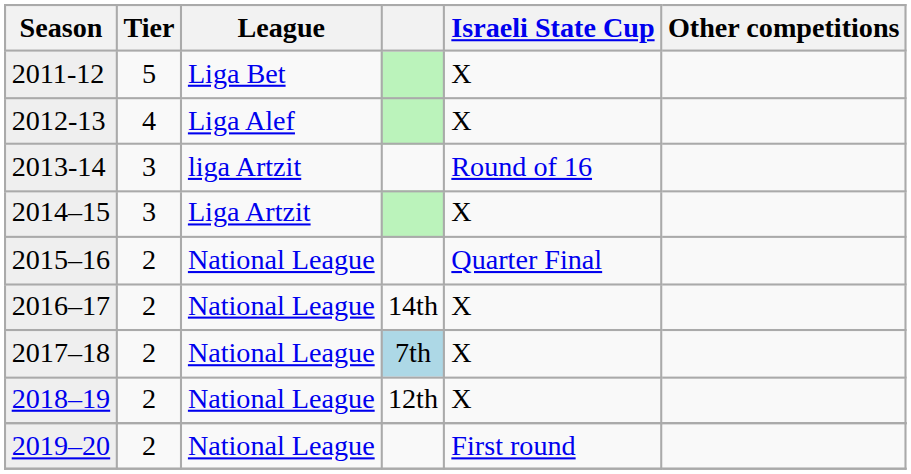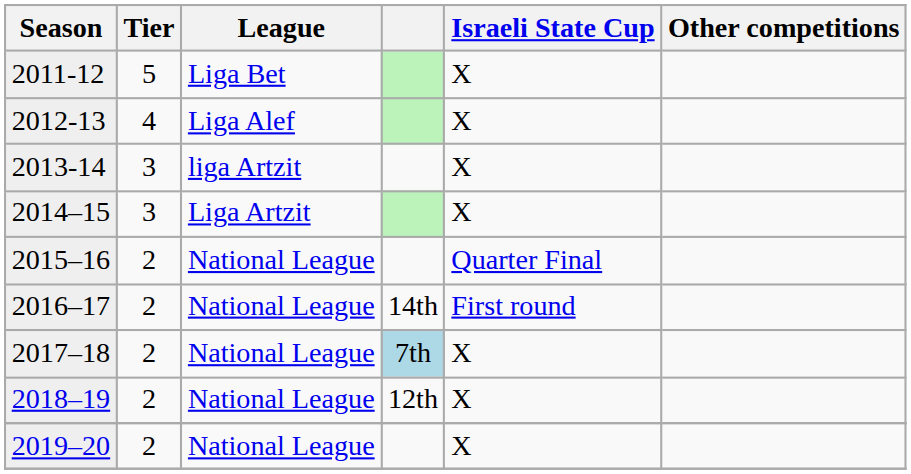(522, 166) Round of 16 -> (462, 166) X
(462, 305) X -> (513, 305) First round
(513, 445) First round -> (462, 445) X
